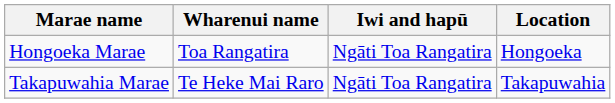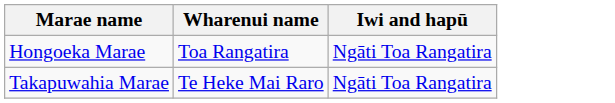- column: (553, 20)
